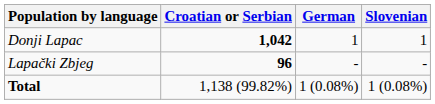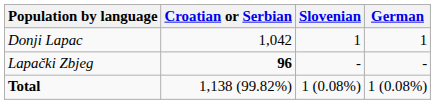columns swapped: (329, 16) <-> (396, 16)
(275, 39) bold -> (275, 39) normal
